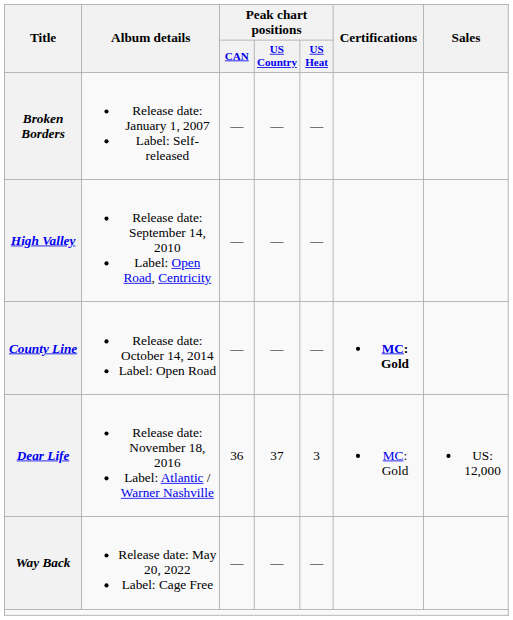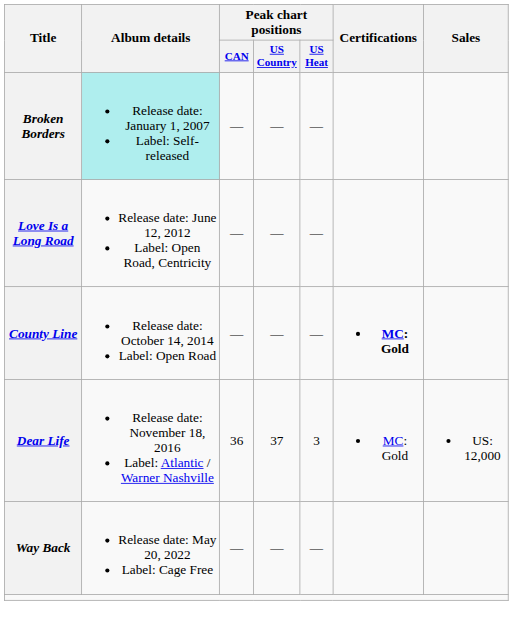(151, 133) no background -> (151, 133) paleturquoise background
- row: (43, 240)
+ row: (43, 233)
